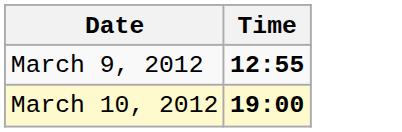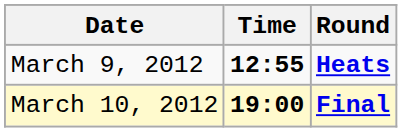+ column: (353, 25)
